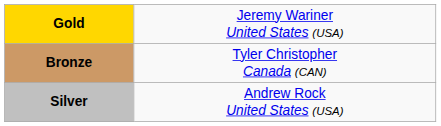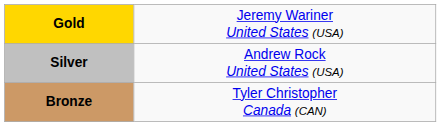rows swapped: (69, 101) <-> (69, 62)
